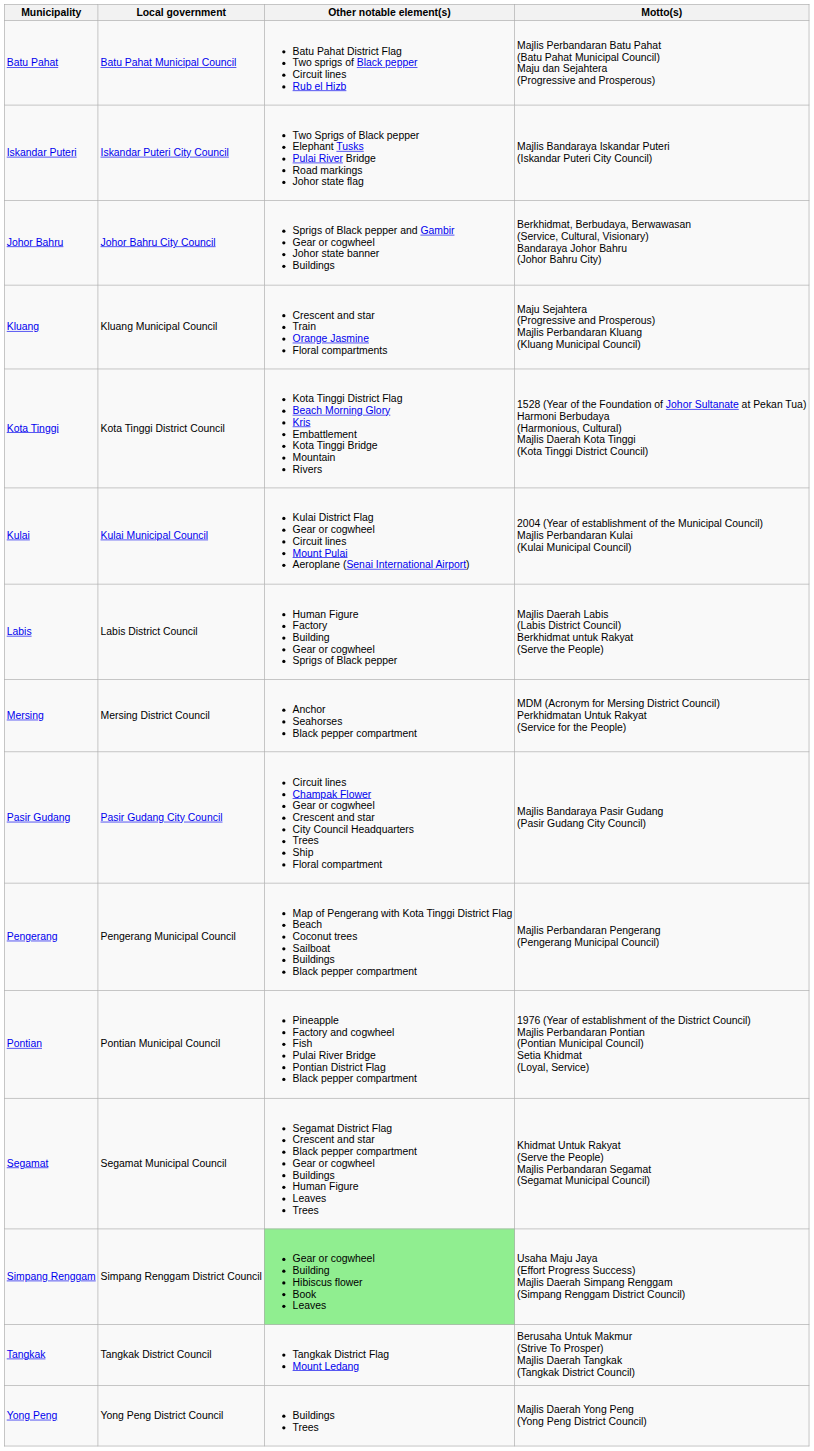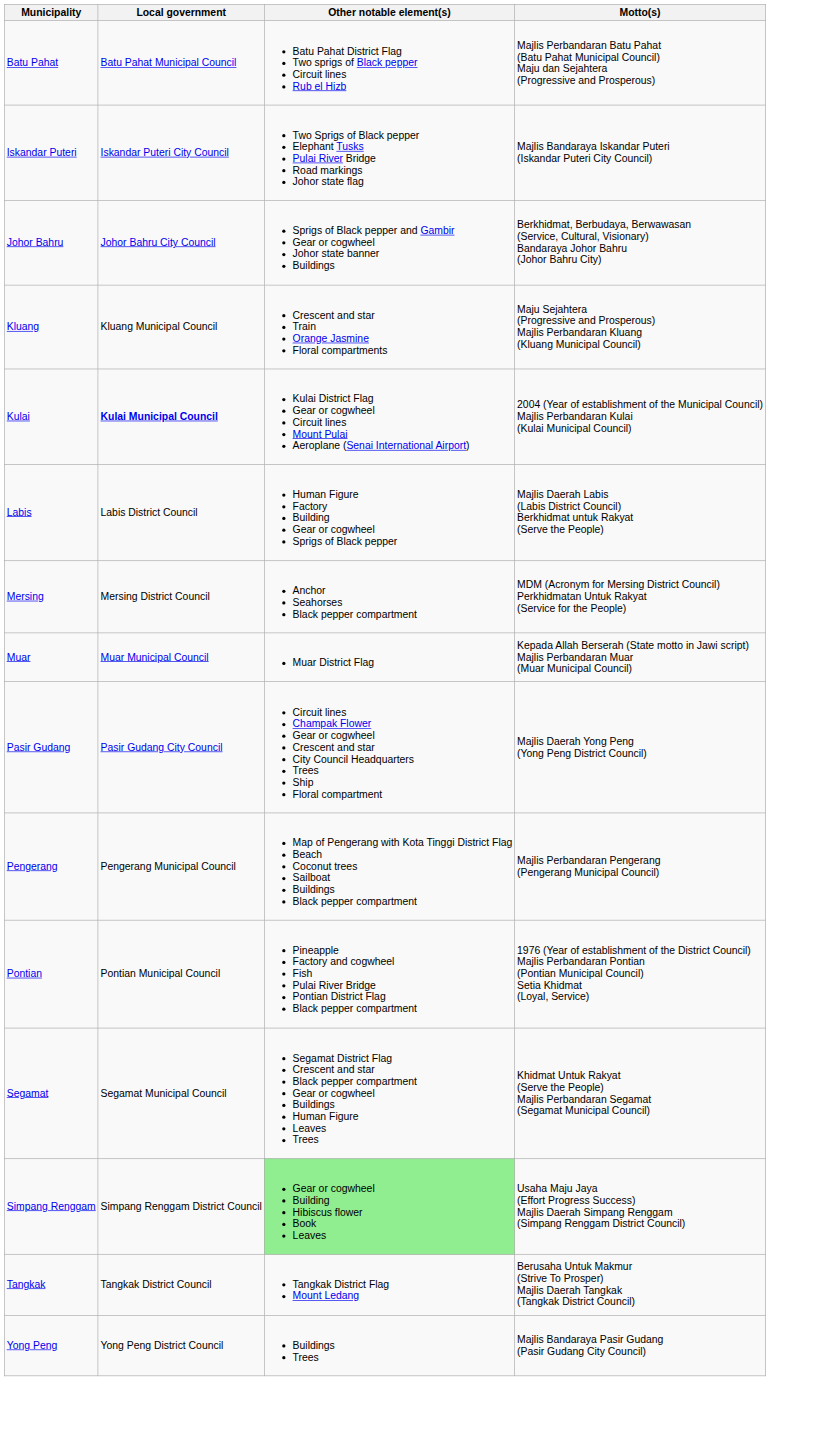- row: (33, 428)
(154, 536) normal -> (159, 416) bold
+ row: (19, 657)
(590, 817) Majlis Bandaraya Pasir Gudang (Pasir Gudang City Council) -> (582, 747) Majlis Daerah Yong Peng (Yong Peng District Council)
(582, 1415) Majlis Daerah Yong Peng (Yong Peng District Council) -> (590, 1345) Majlis Bandaraya Pasir Gudang (Pasir Gudang City Council)
